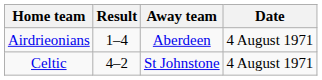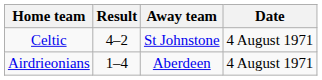rows swapped: (49, 39) <-> (49, 63)
